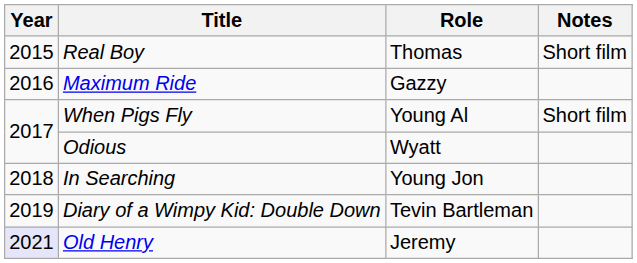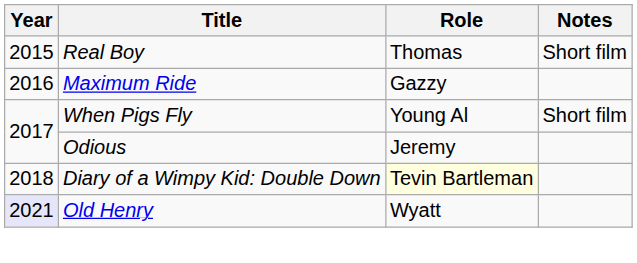(415, 147) Wyatt -> (423, 147) Jeremy
- row: (119, 178)
(31, 210) 2019 -> (31, 178) 2018
(462, 210) no background -> (462, 178) lightyellow background
(423, 242) Jeremy -> (415, 210) Wyatt
